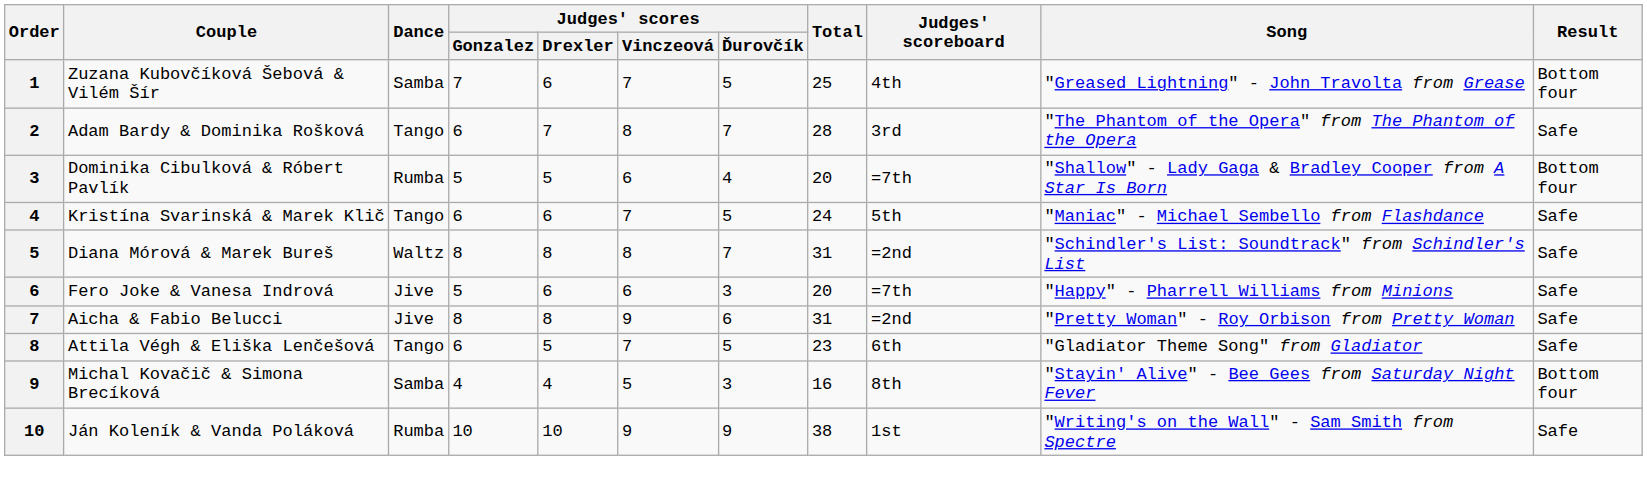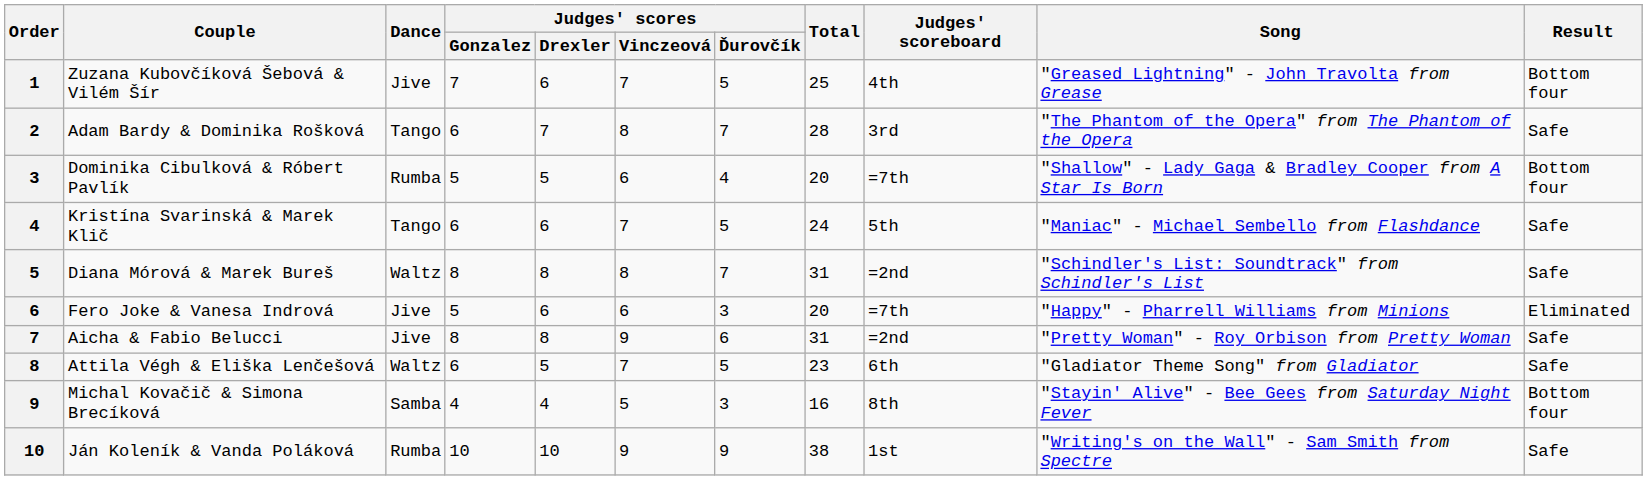(419, 84) Samba -> (411, 84) Jive
(1558, 291) Safe -> (1579, 311) Eliminated
(419, 347) Tango -> (416, 367) Waltz
